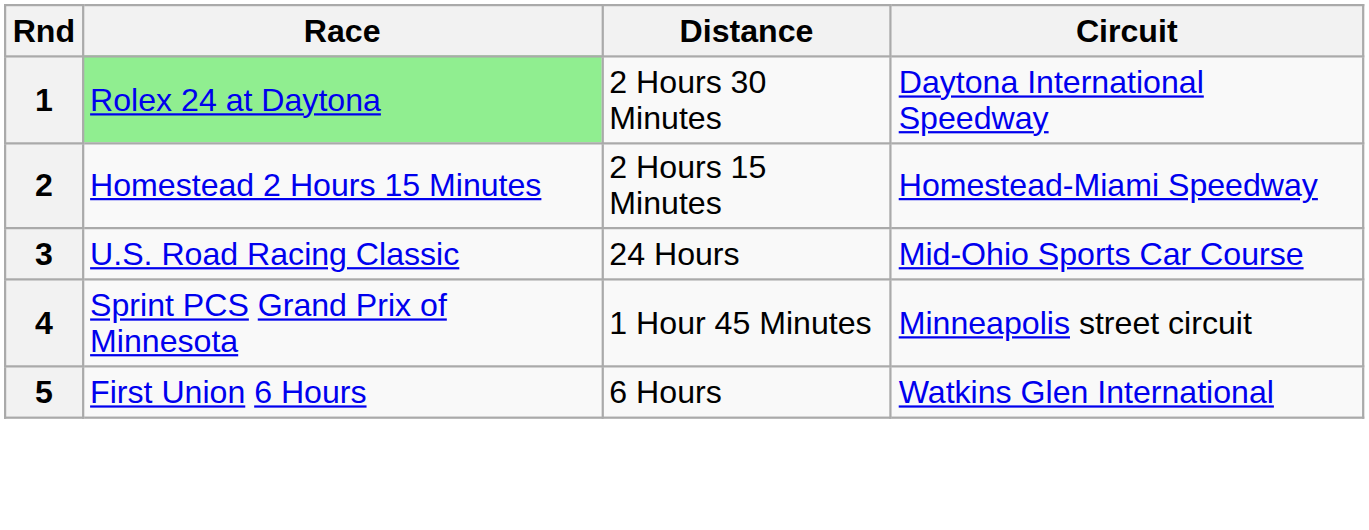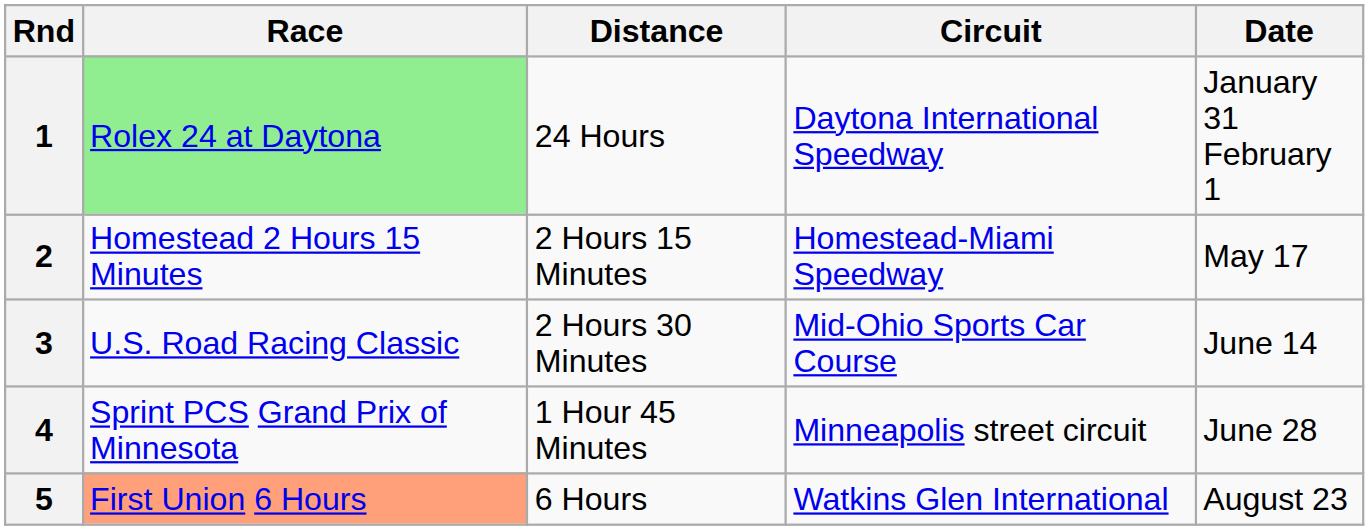+ column: (1279, 31)
(688, 99) 2 Hours 30 Minutes -> (600, 135) 24 Hours
(674, 254) 24 Hours -> (613, 344) 2 Hours 30 Minutes
(228, 392) no background -> (228, 499) lightsalmon background
